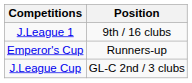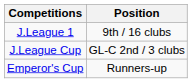rows swapped: (45, 50) <-> (45, 68)
